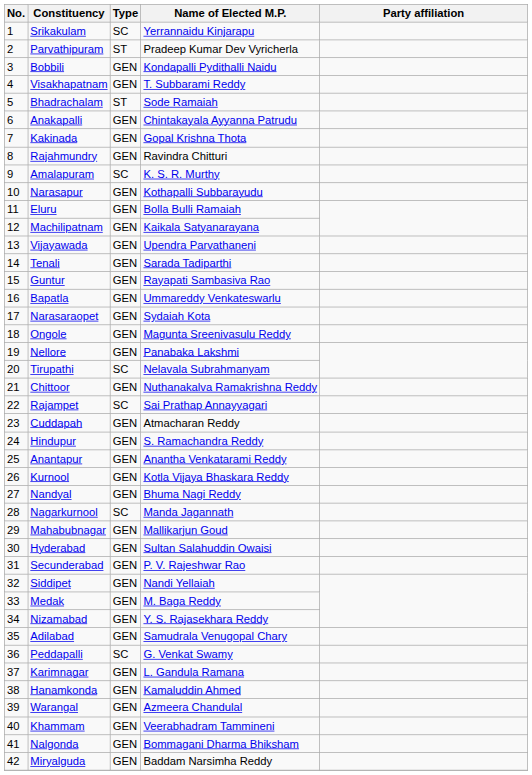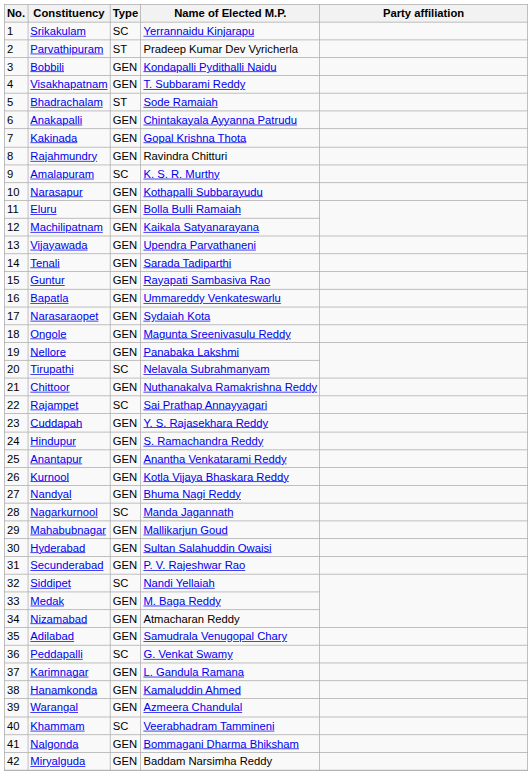(192, 423) Atmacharan Reddy -> (206, 423) Y. S. Rajasekhara Reddy
(125, 583) GEN -> (121, 583) SC
(206, 619) Y. S. Rajasekhara Reddy -> (192, 619) Atmacharan Reddy
(125, 726) GEN -> (121, 726) SC
